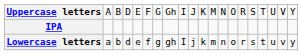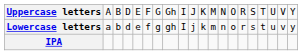rows swapped: (54, 42) <-> (54, 27)
